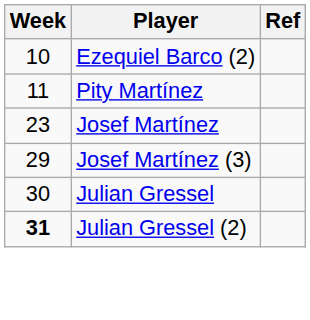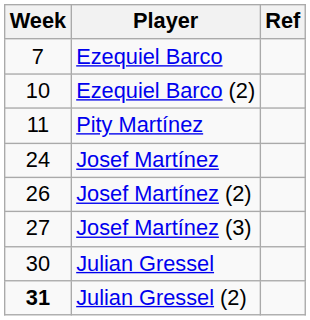+ row: (149, 56)
(38, 125) 23 -> (38, 159) 24
+ row: (164, 194)
(38, 159) 29 -> (38, 228) 27
